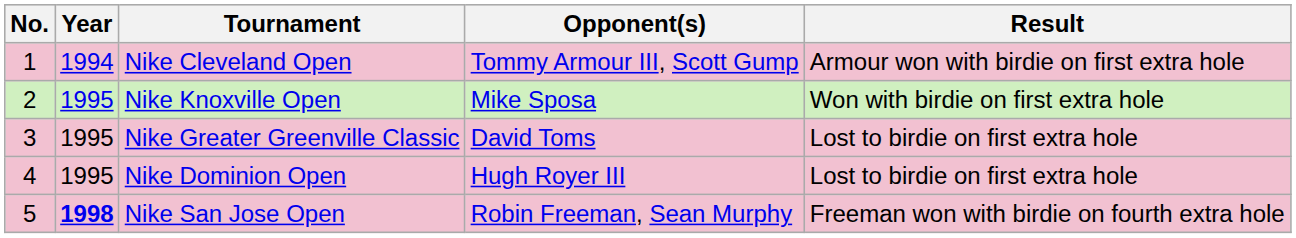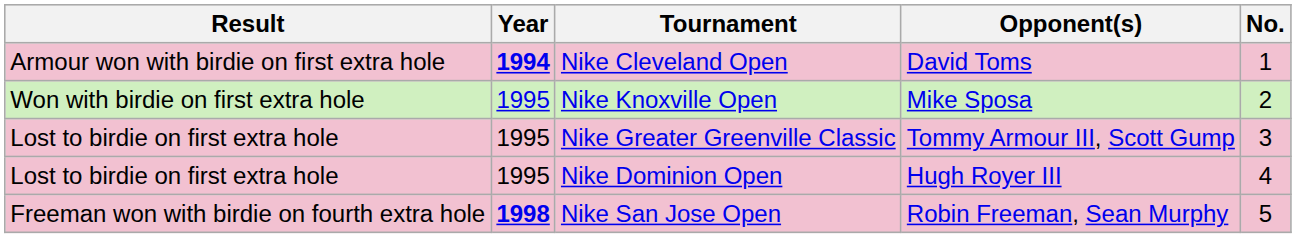columns swapped: (30, 24) <-> (1047, 24)
(87, 62) normal -> (523, 62) bold
(635, 62) Tommy Armour III, Scott Gump -> (969, 62) David Toms
(533, 138) David Toms -> (1071, 138) Tommy Armour III, Scott Gump
